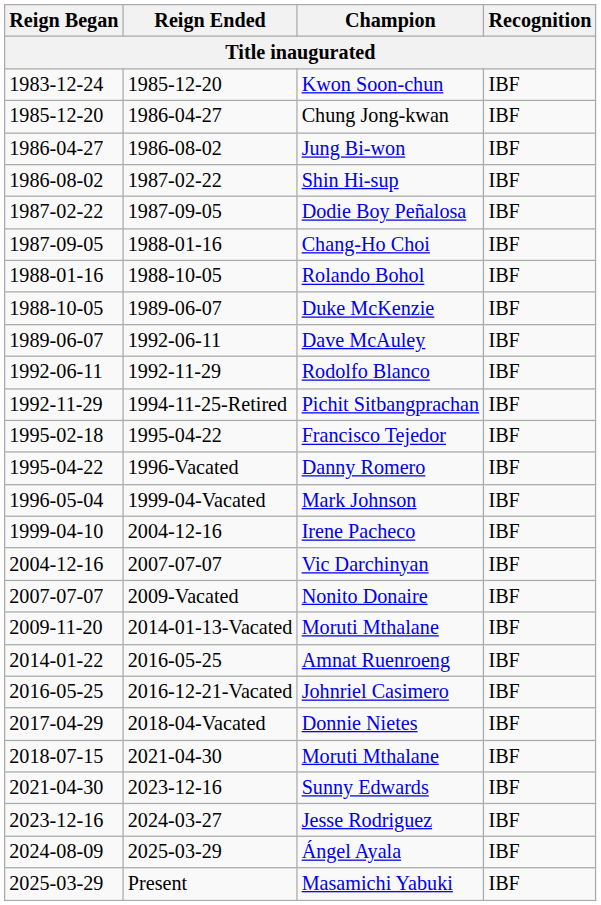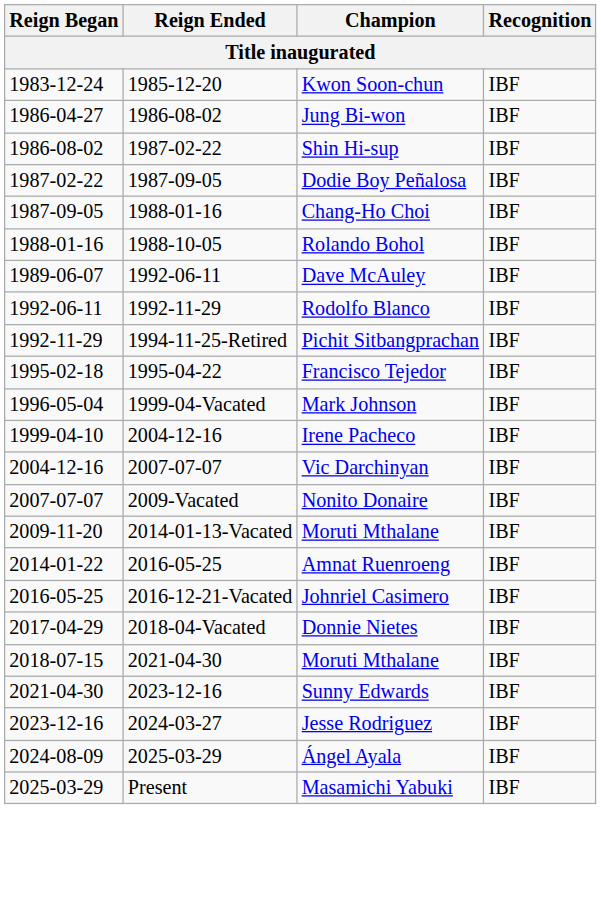- row: (56, 116)
- row: (56, 308)
- row: (56, 468)
